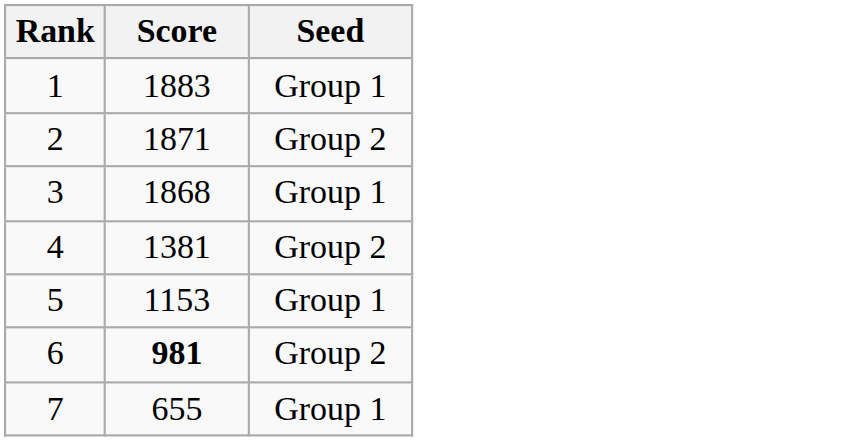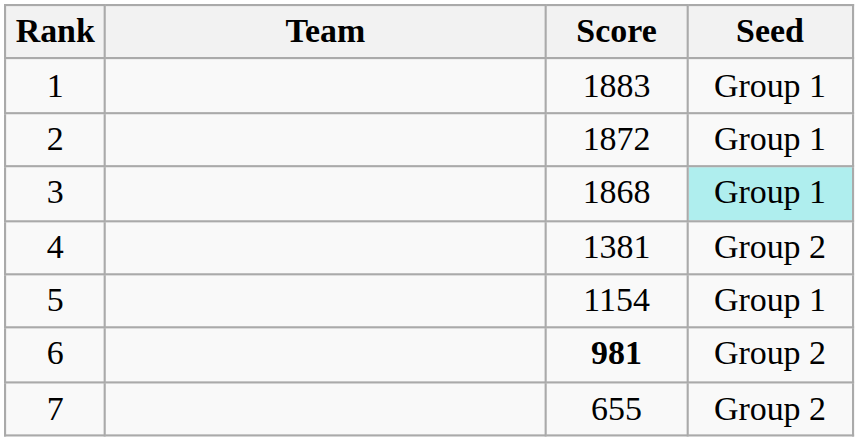+ column: (325, 31)
(177, 138) 1871 -> (617, 138) 1872
(330, 138) Group 2 -> (770, 138) Group 1
(330, 192) no background -> (770, 192) paleturquoise background
(177, 300) 1153 -> (617, 300) 1154
(330, 407) Group 1 -> (770, 407) Group 2
